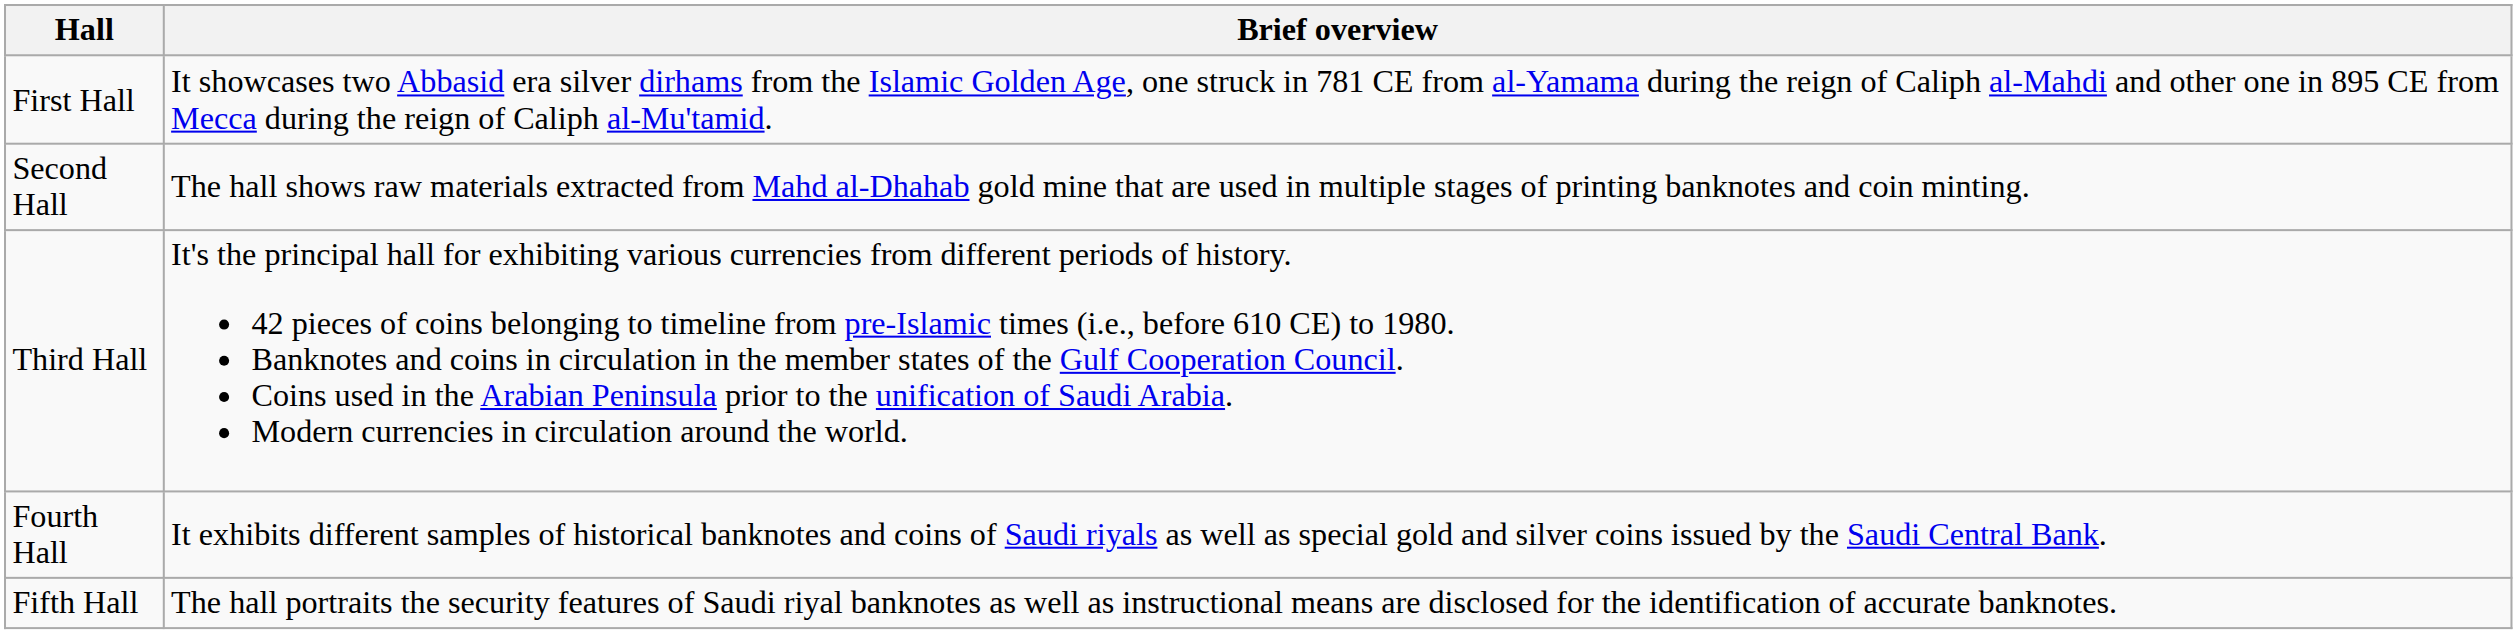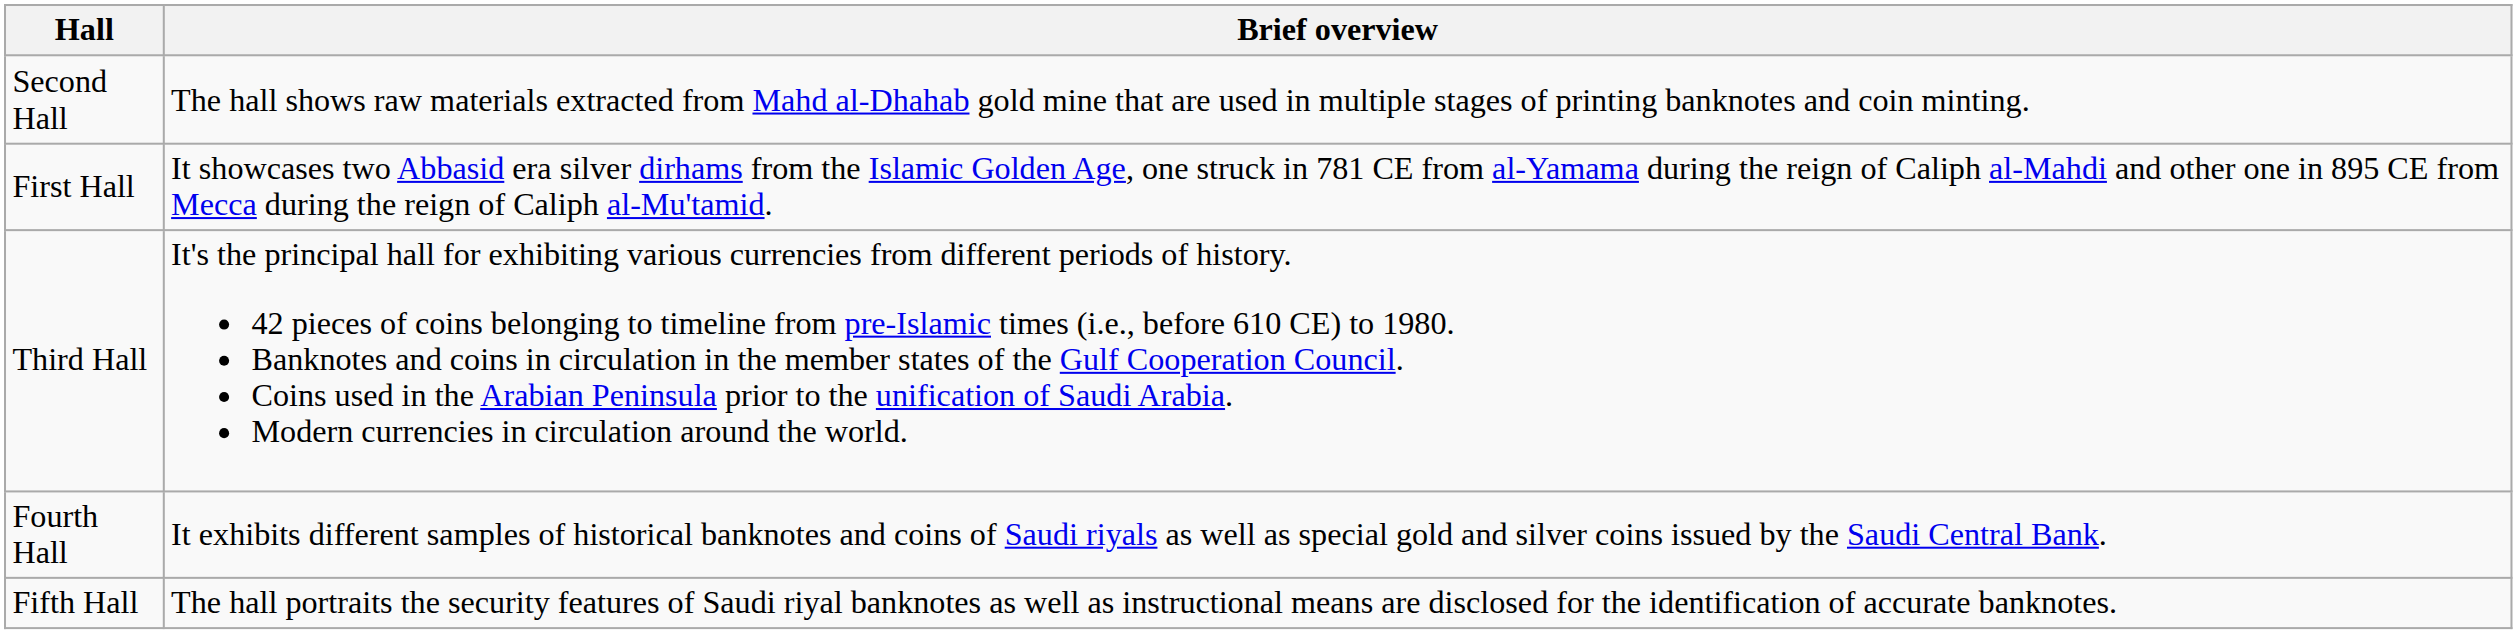rows swapped: (74, 99) <-> (60, 186)
